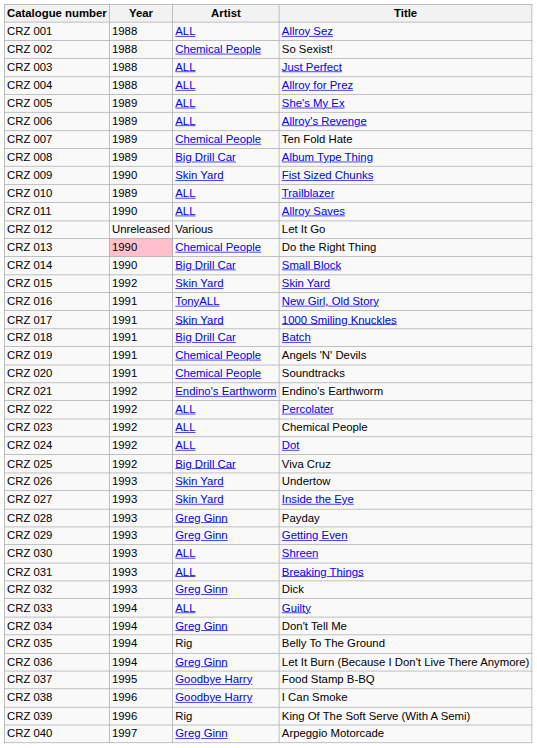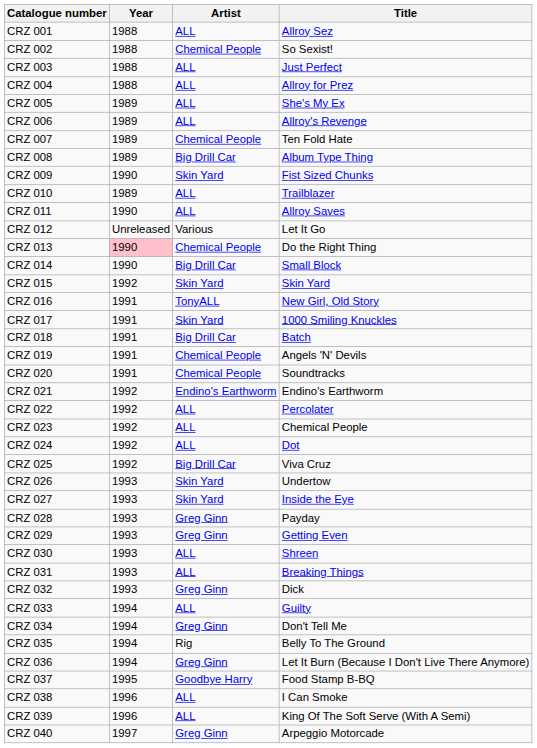(214, 698) Goodbye Harry -> (185, 698) ALL
(184, 716) Rig -> (185, 716) ALL
